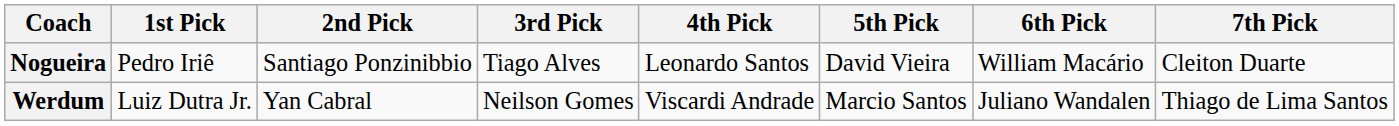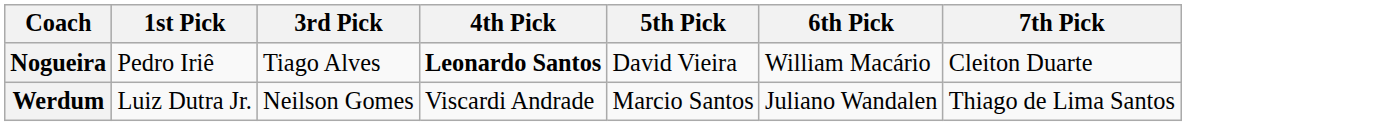- column: (367, 23)
(727, 62) normal -> (513, 62) bold
